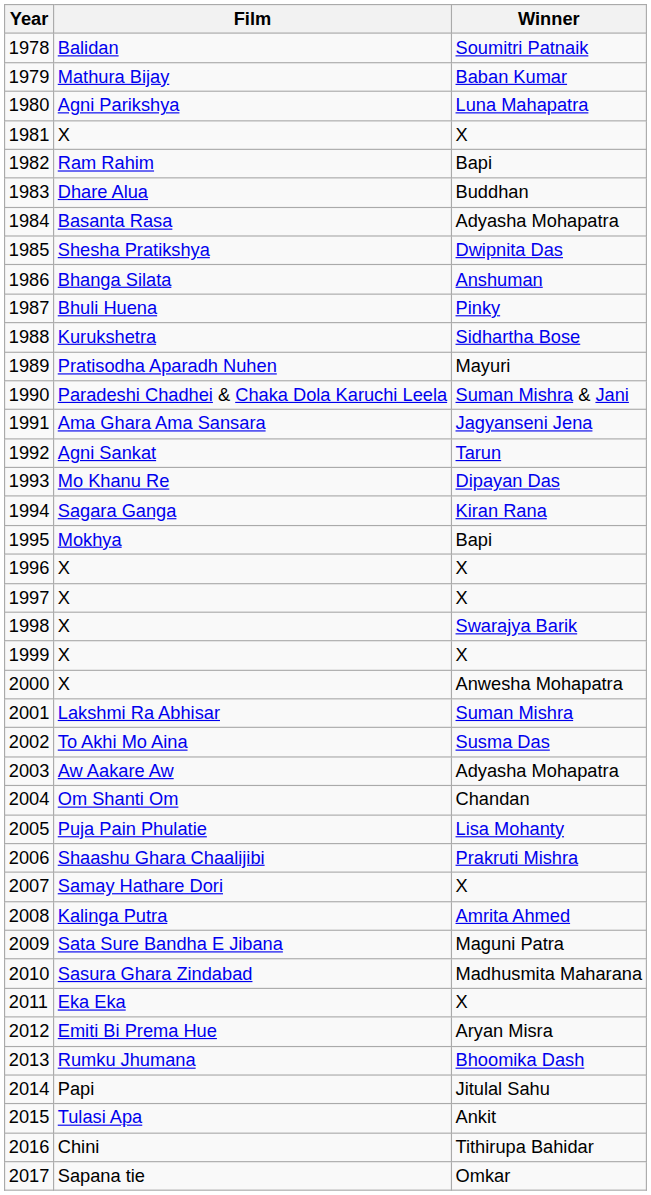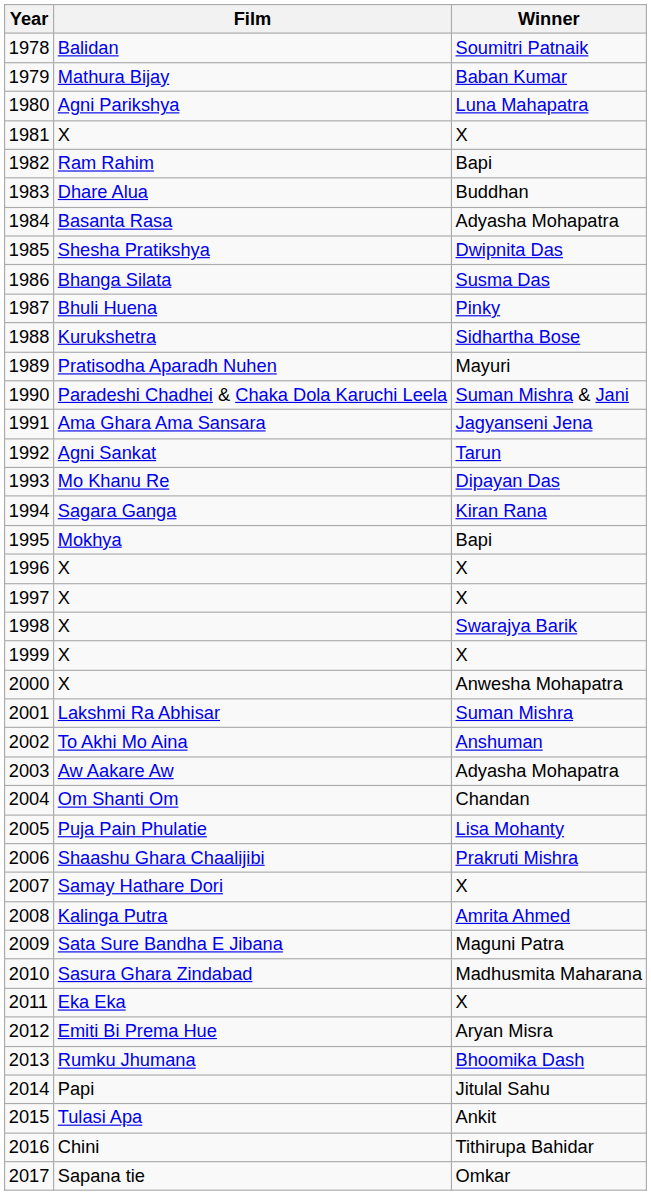(499, 279) Anshuman -> (503, 279) Susma Das
(503, 742) Susma Das -> (499, 742) Anshuman
